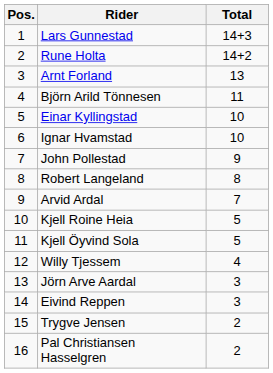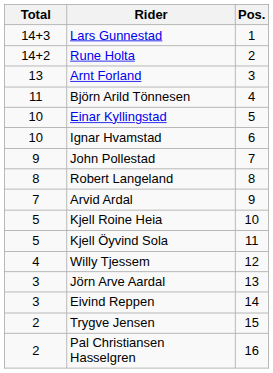columns swapped: (21, 14) <-> (237, 14)
